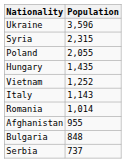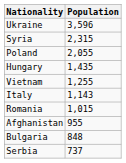(80, 81) 1,252 -> (80, 81) 1,255
(80, 109) 1,014 -> (80, 109) 1,015
